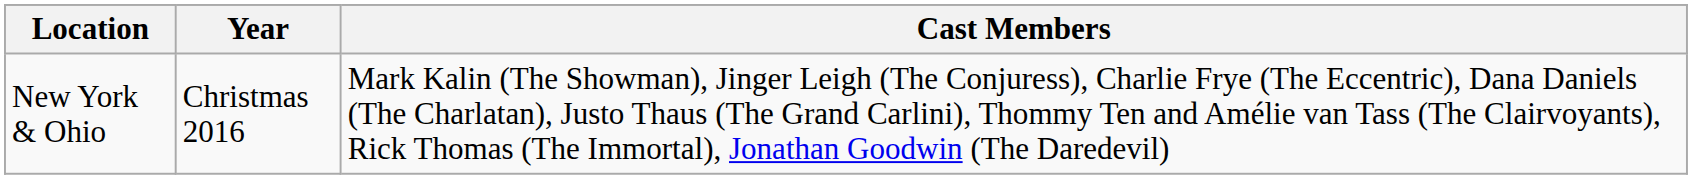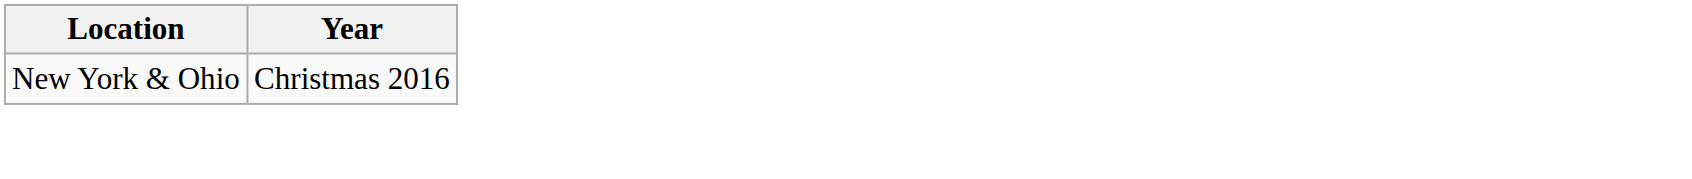- column: (1014, 29)
